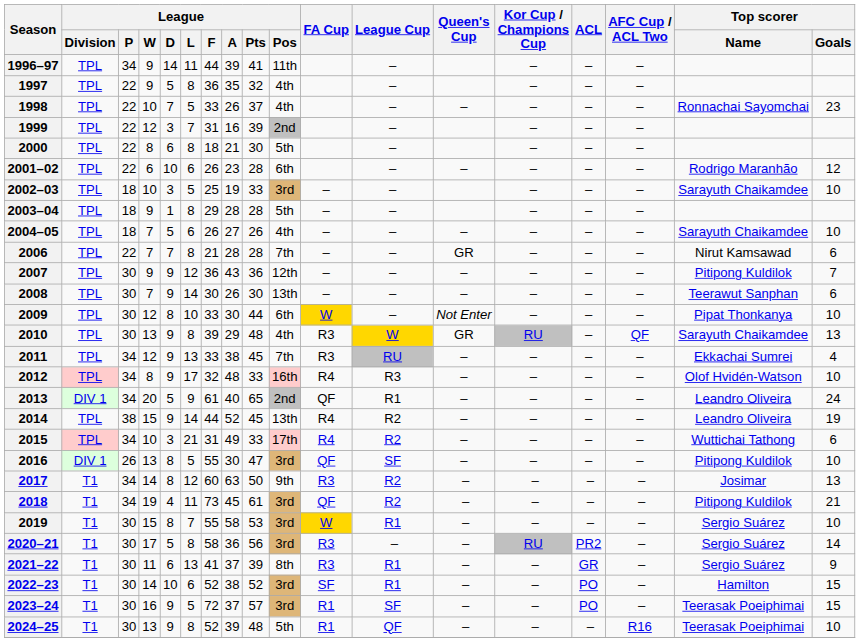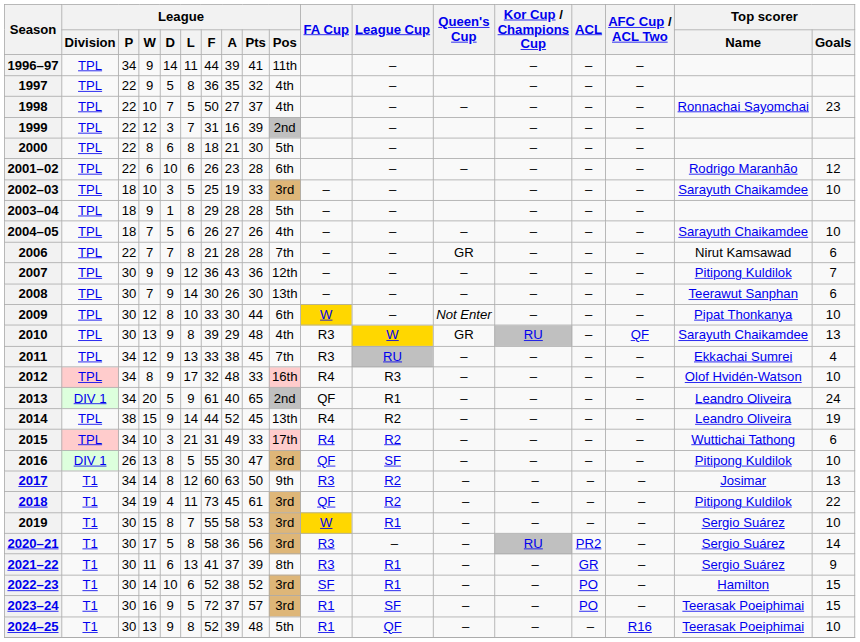(212, 106) 33 -> (212, 106) 50
(232, 106) 26 -> (232, 106) 27
(833, 502) 21 -> (833, 502) 22
